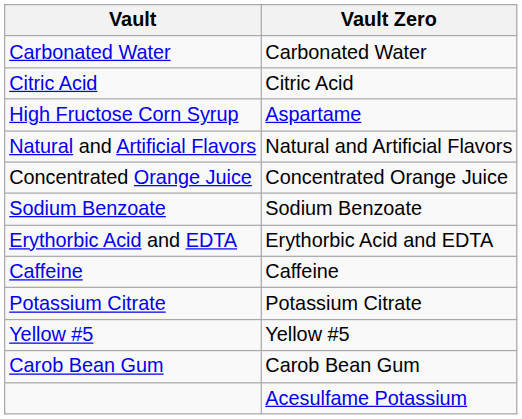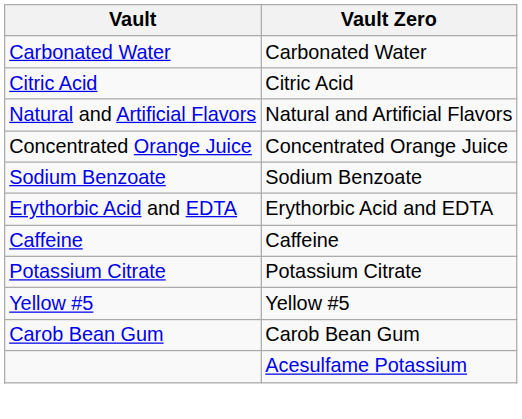- row: (124, 114)
